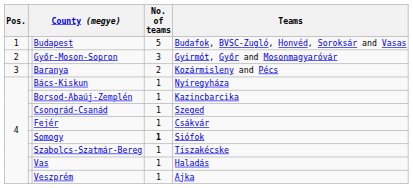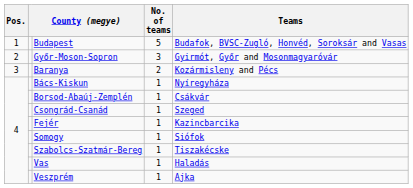(207, 97) Kazincbarcika -> (192, 97) Csákvár
(192, 124) Csákvár -> (207, 124) Kazincbarcika
(158, 137) bold -> (158, 137) normal
